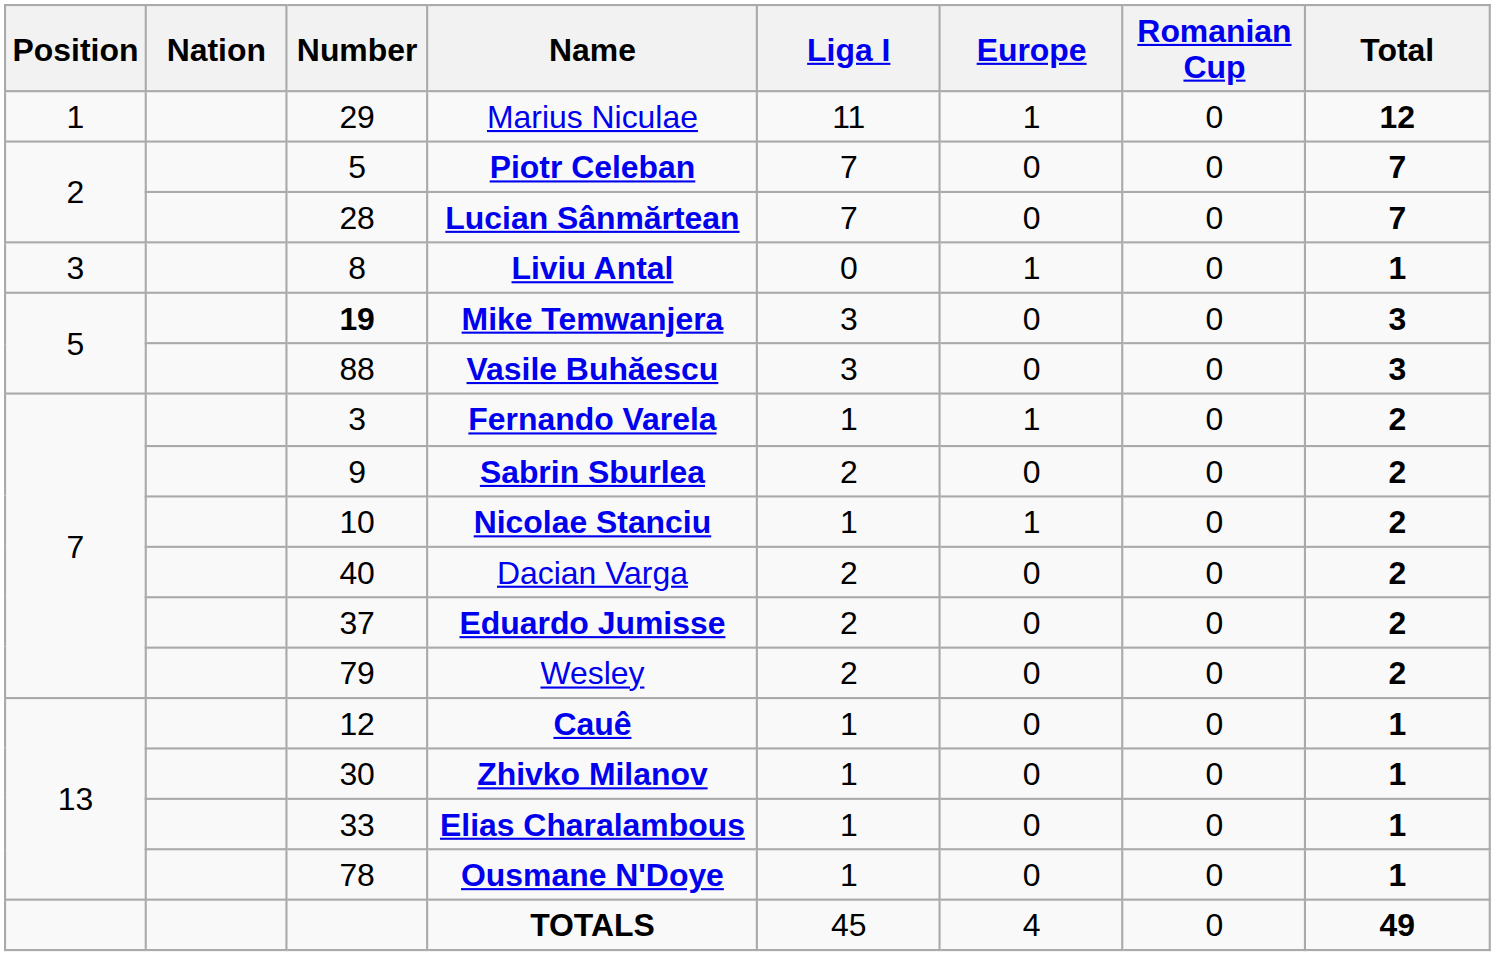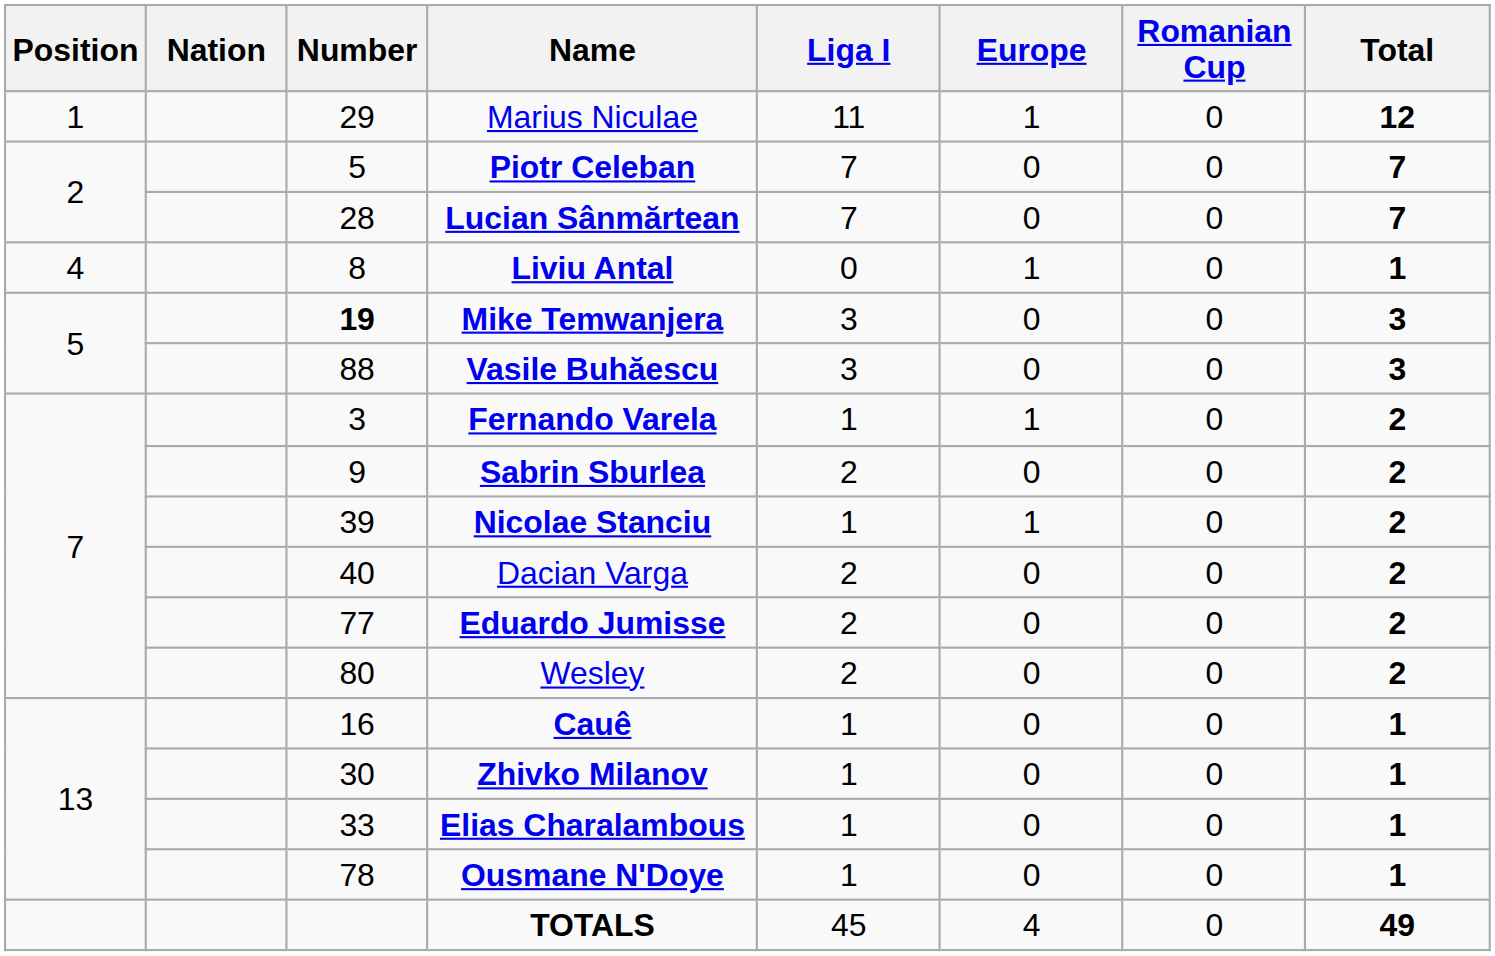(75, 268) 3 -> (75, 268) 4
(357, 521) 10 -> (357, 521) 39
(357, 622) 37 -> (357, 622) 77
(357, 673) 79 -> (357, 673) 80
(357, 723) 12 -> (357, 723) 16
